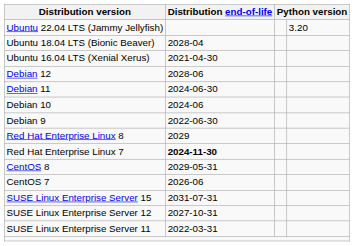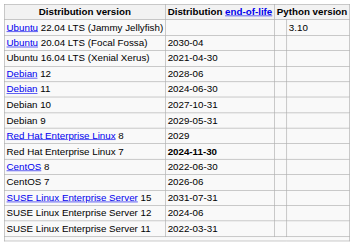(298, 27) 3.20 -> (298, 27) 3.10
+ row: (77, 43)
- row: (81, 43)
(186, 105) 2024-06 -> (193, 105) 2027-10-31
(193, 120) 2022-06-30 -> (193, 120) 2029-05-31
(193, 167) 2029-05-31 -> (193, 167) 2022-06-30
(193, 213) 2027-10-31 -> (186, 213) 2024-06
